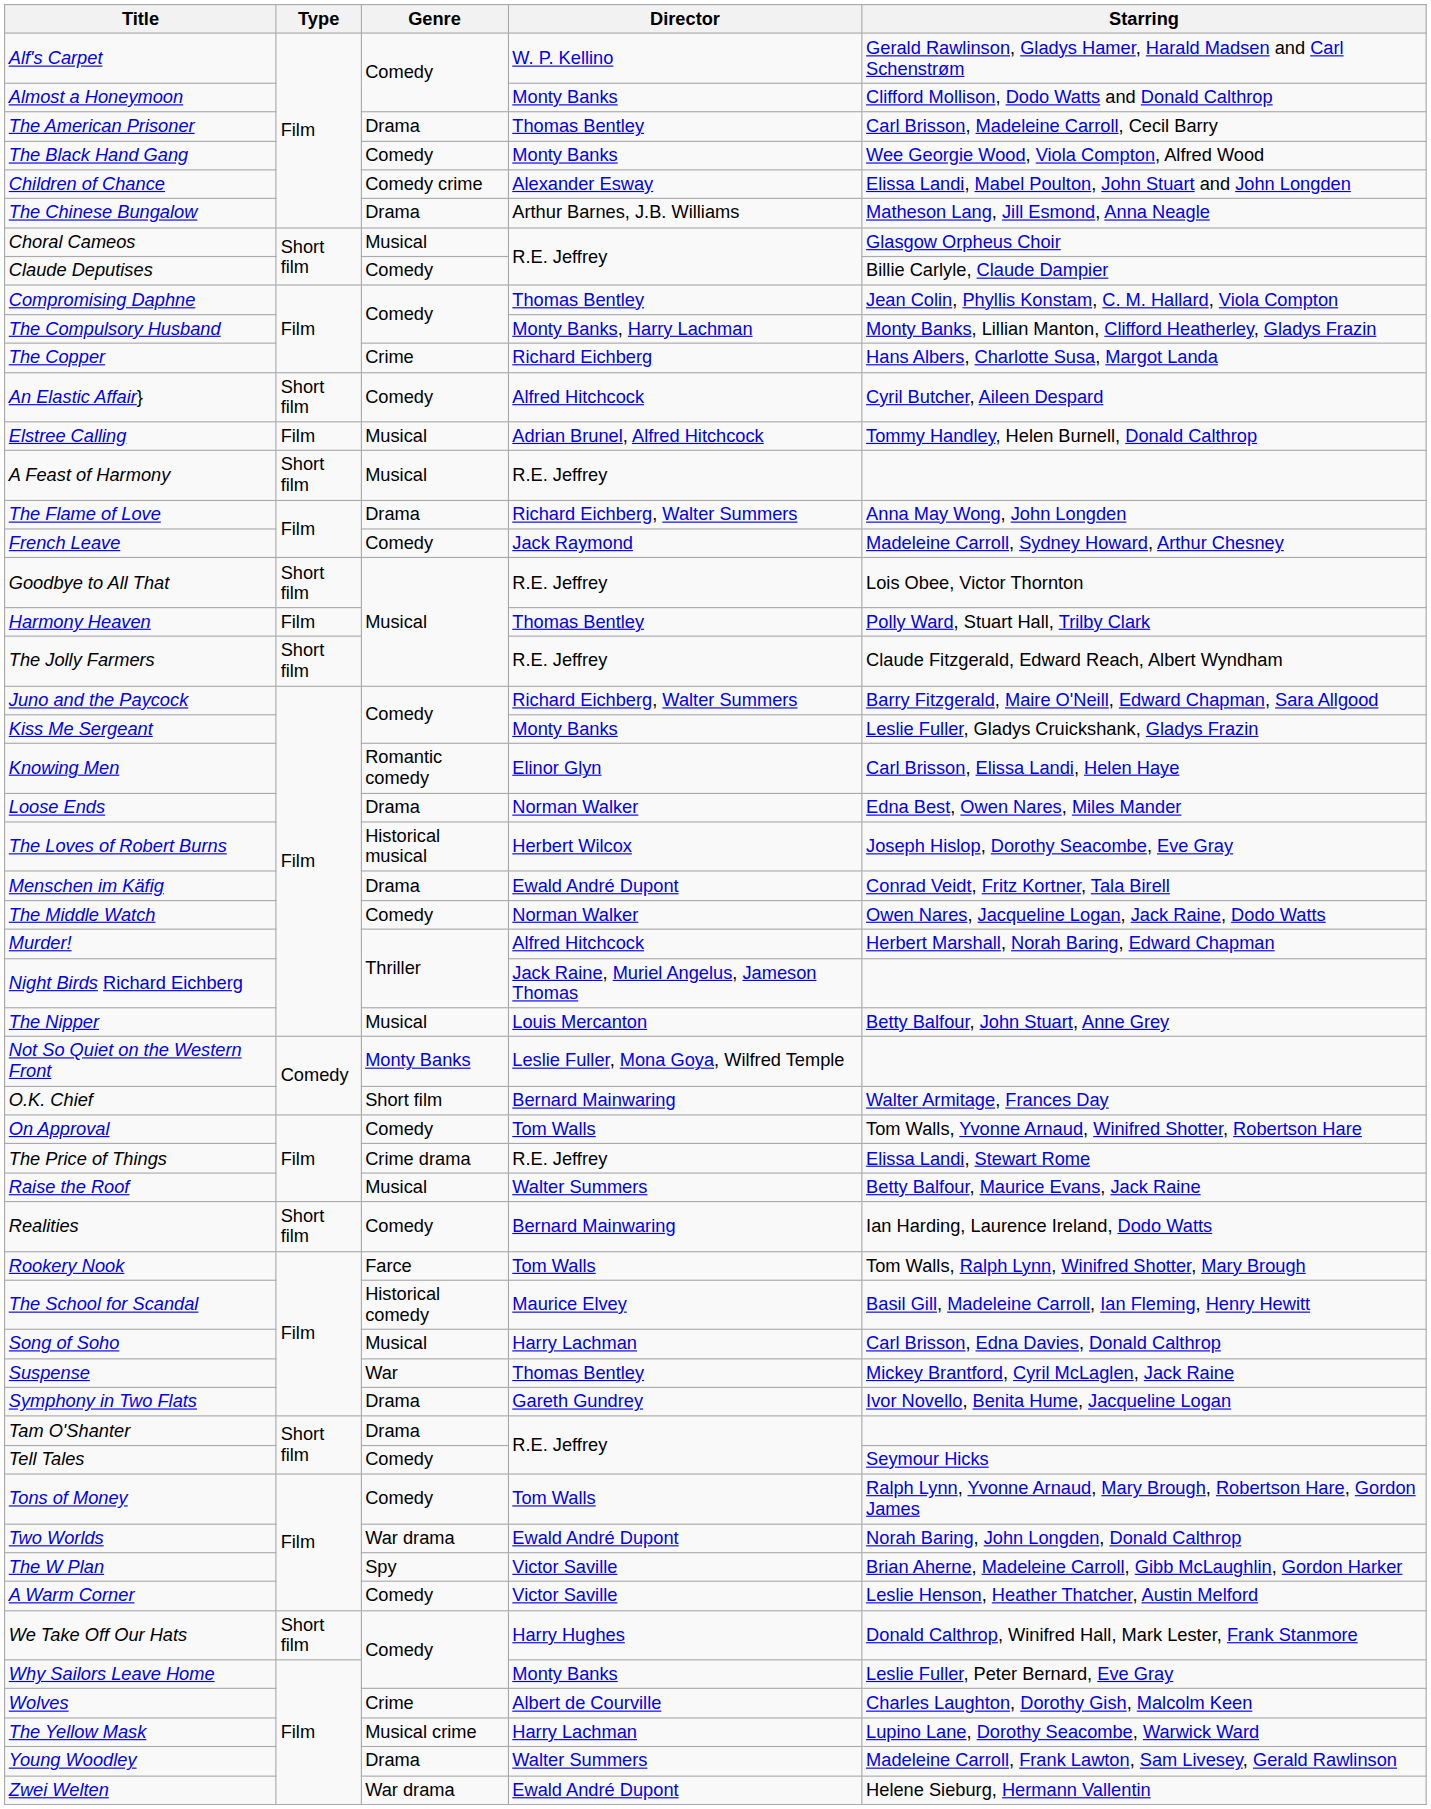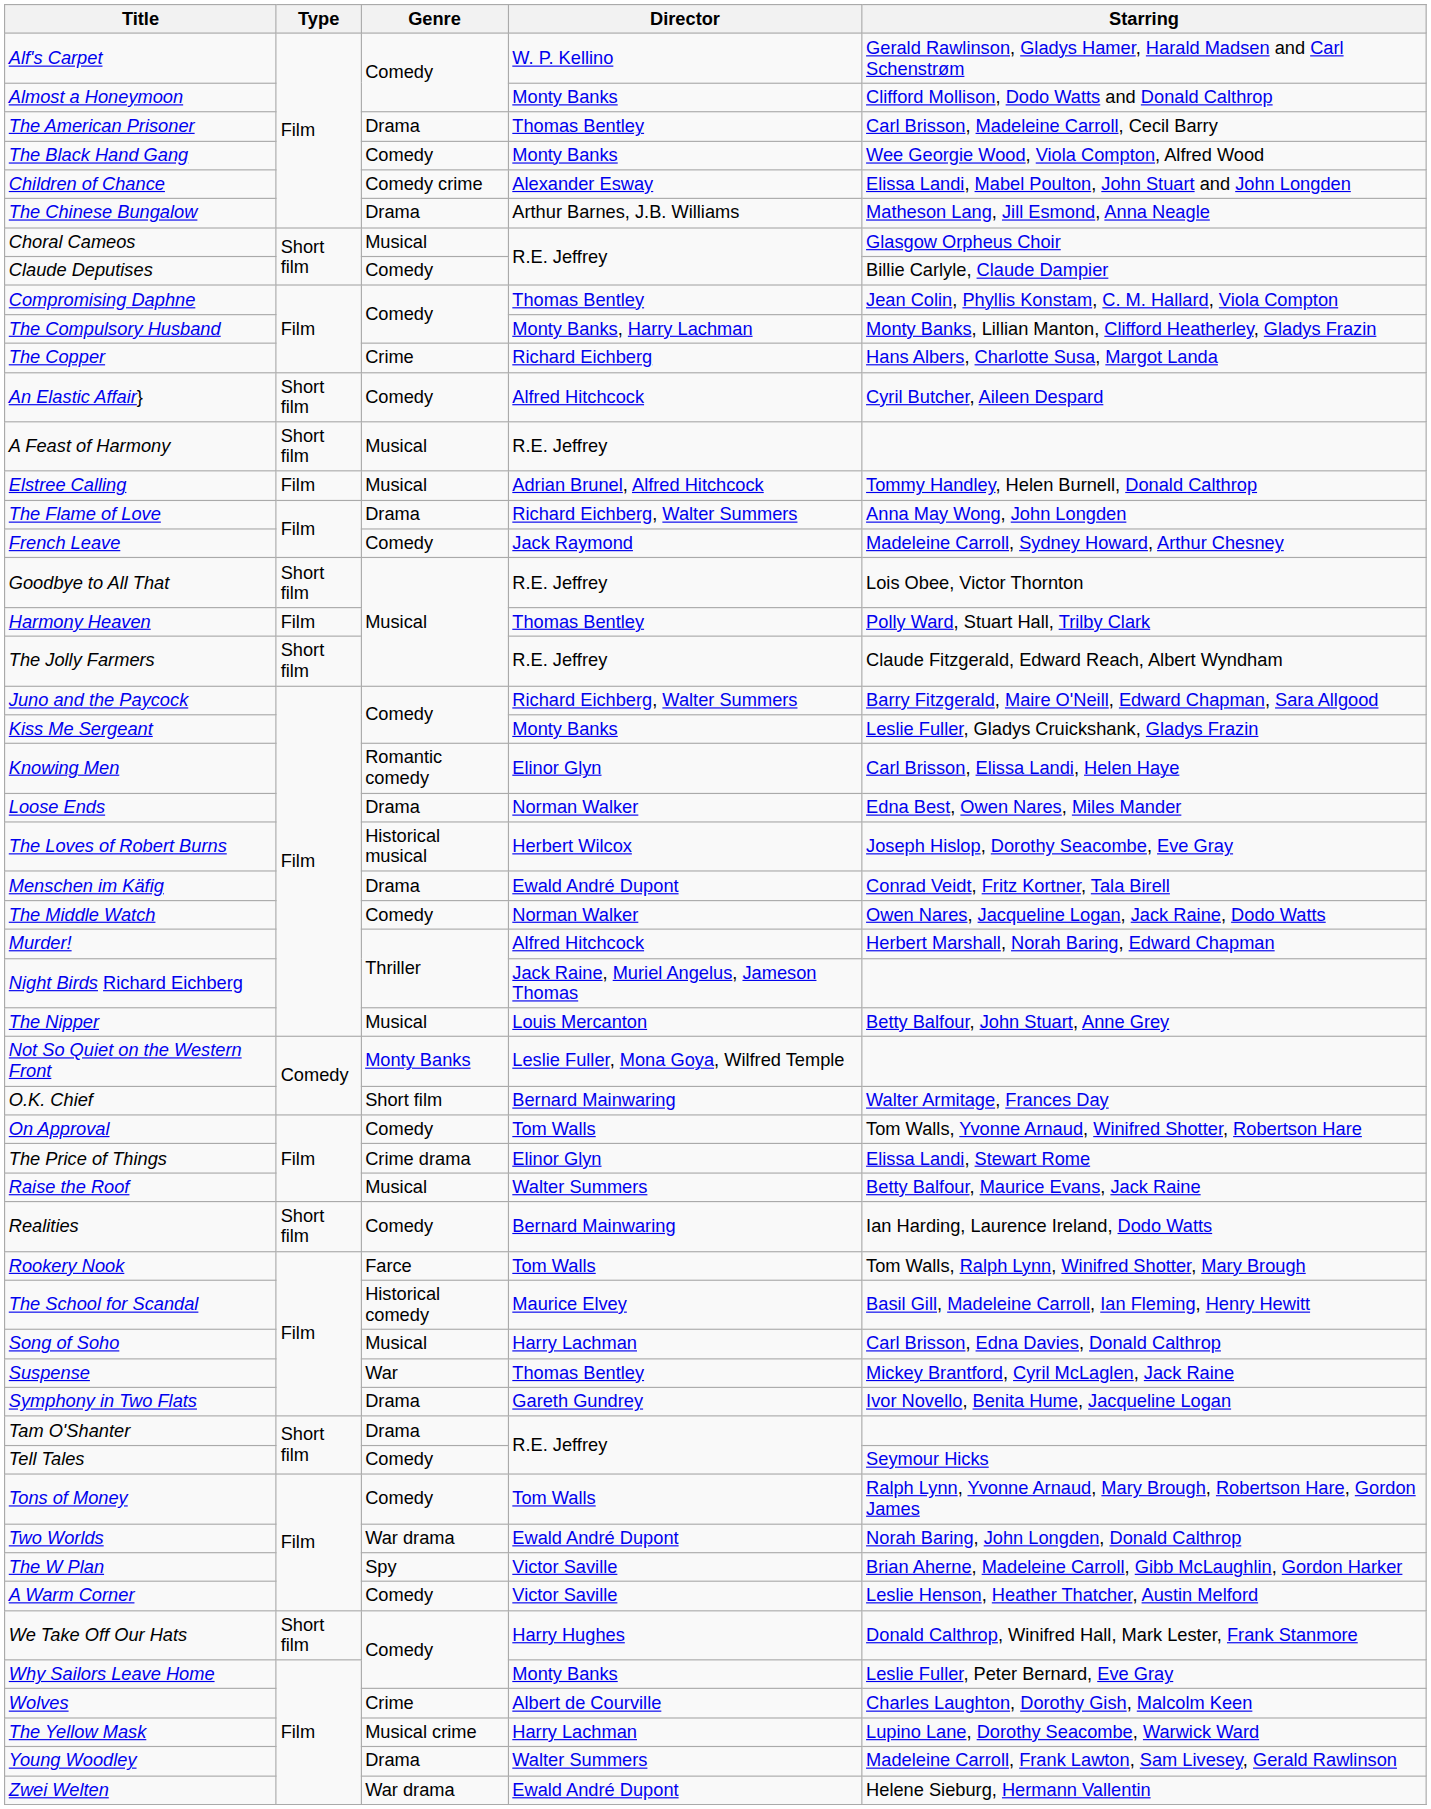rows swapped: (68, 436) <-> (90, 475)
(560, 1158) R.E. Jeffrey -> (557, 1158) Elinor Glyn
